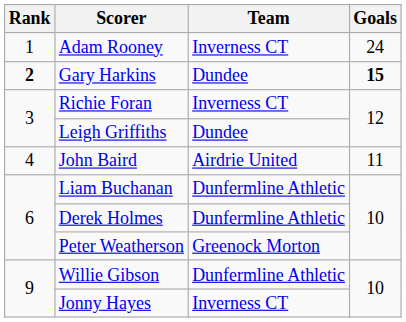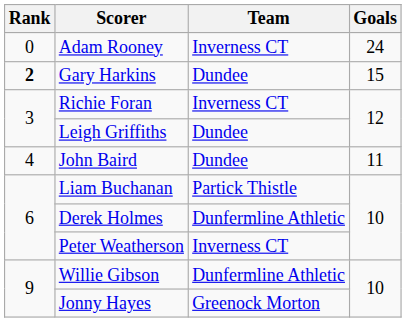(30, 47) 1 -> (30, 47) 0
(375, 75) bold -> (375, 75) normal
(245, 160) Airdrie United -> (220, 160) Dundee
(269, 189) Dunfermline Athletic -> (245, 189) Partick Thistle
(256, 246) Greenock Morton -> (240, 246) Inverness CT
(240, 302) Inverness CT -> (256, 302) Greenock Morton
